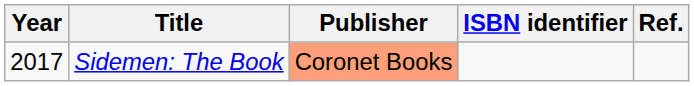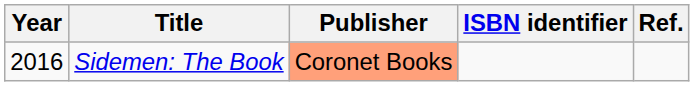(37, 61) 2017 -> (37, 61) 2016
